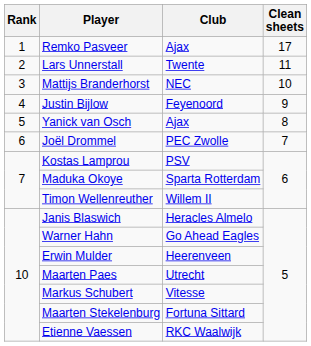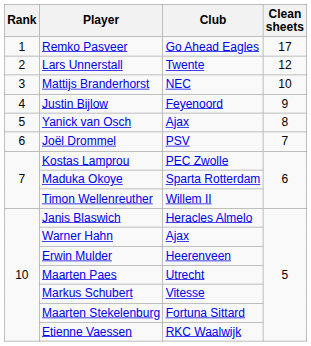(177, 46) Ajax -> (212, 46) Go Ahead Eagles
(285, 65) 11 -> (285, 65) 12
(197, 141) PEC Zwolle -> (178, 141) PSV
(178, 160) PSV -> (197, 160) PEC Zwolle
(212, 236) Go Ahead Eagles -> (177, 236) Ajax
